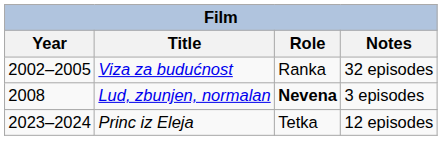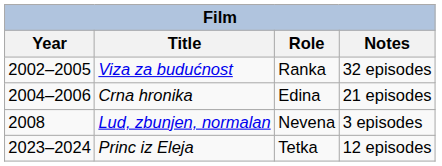+ row: (146, 95)
(308, 95) bold -> (307, 122) normal
